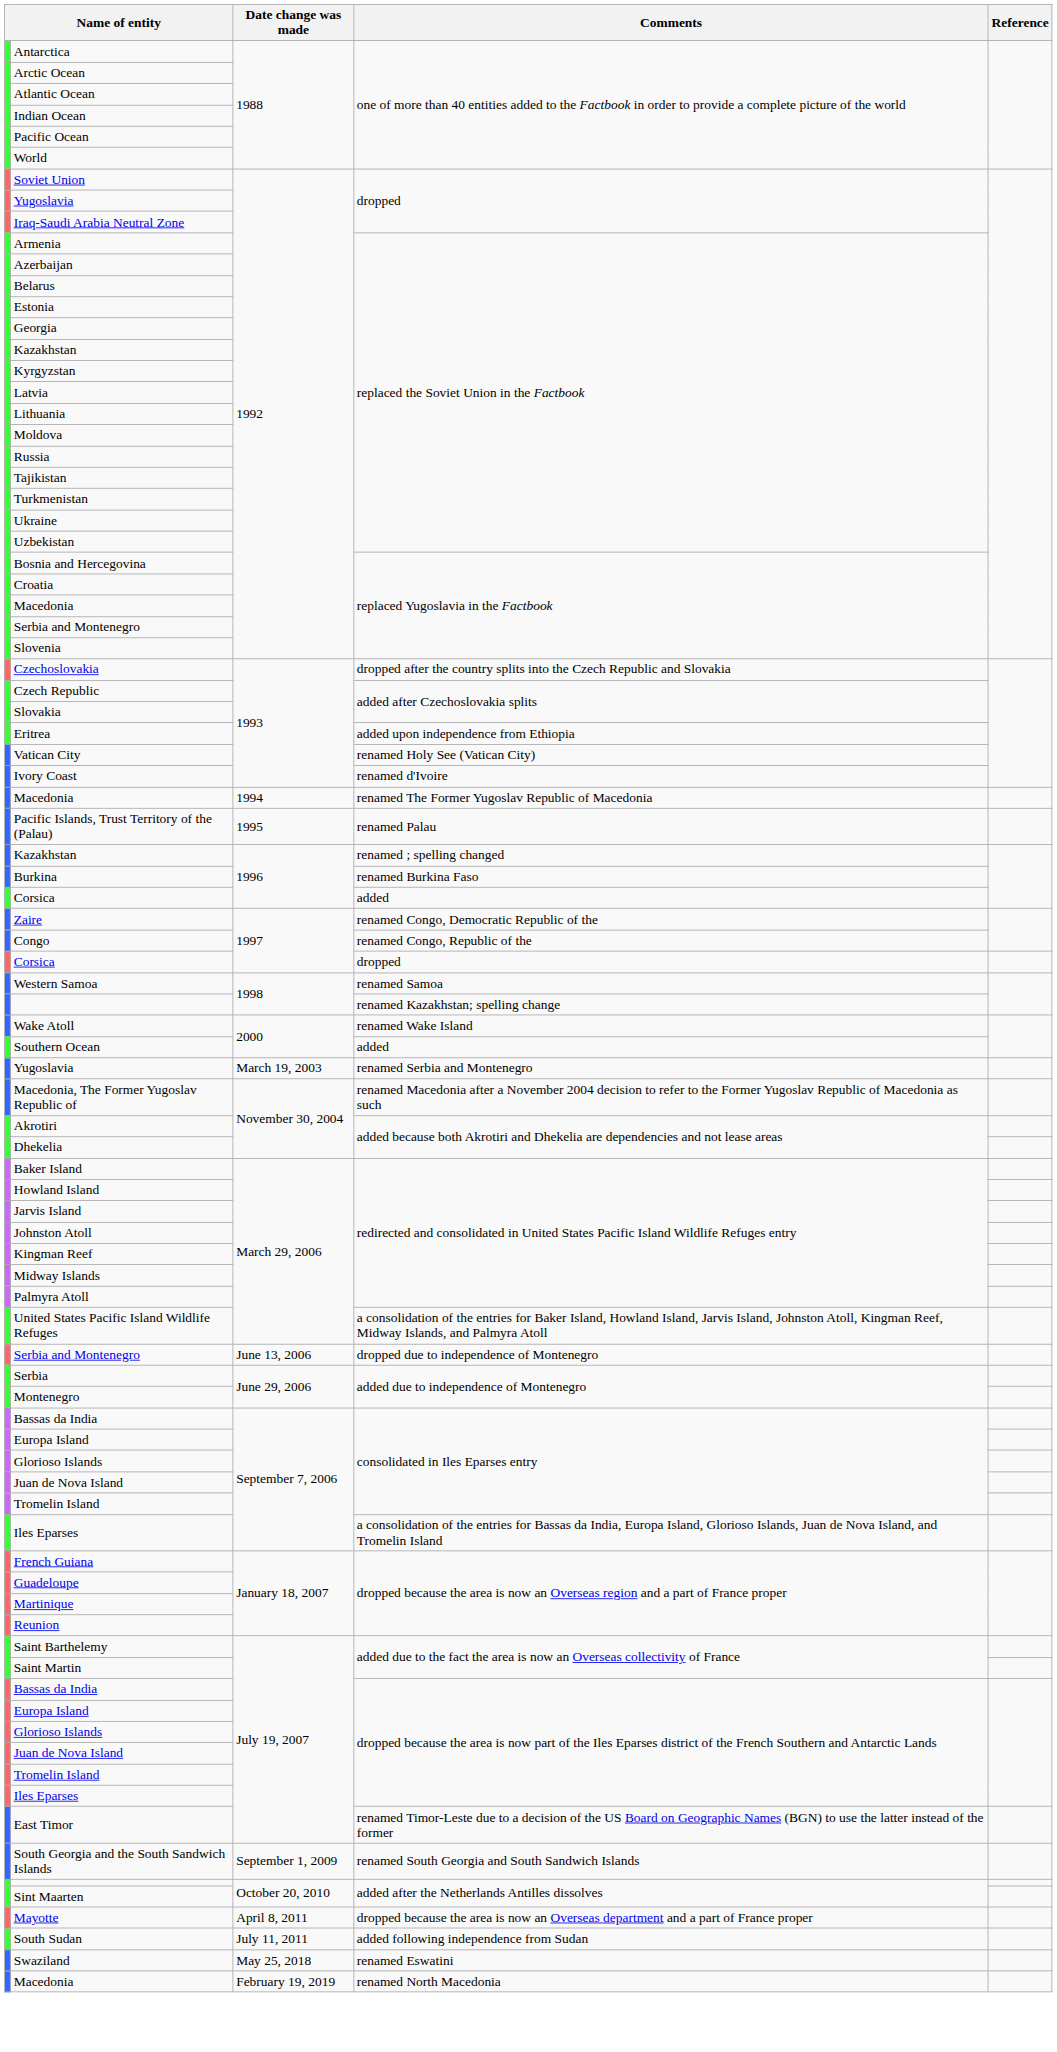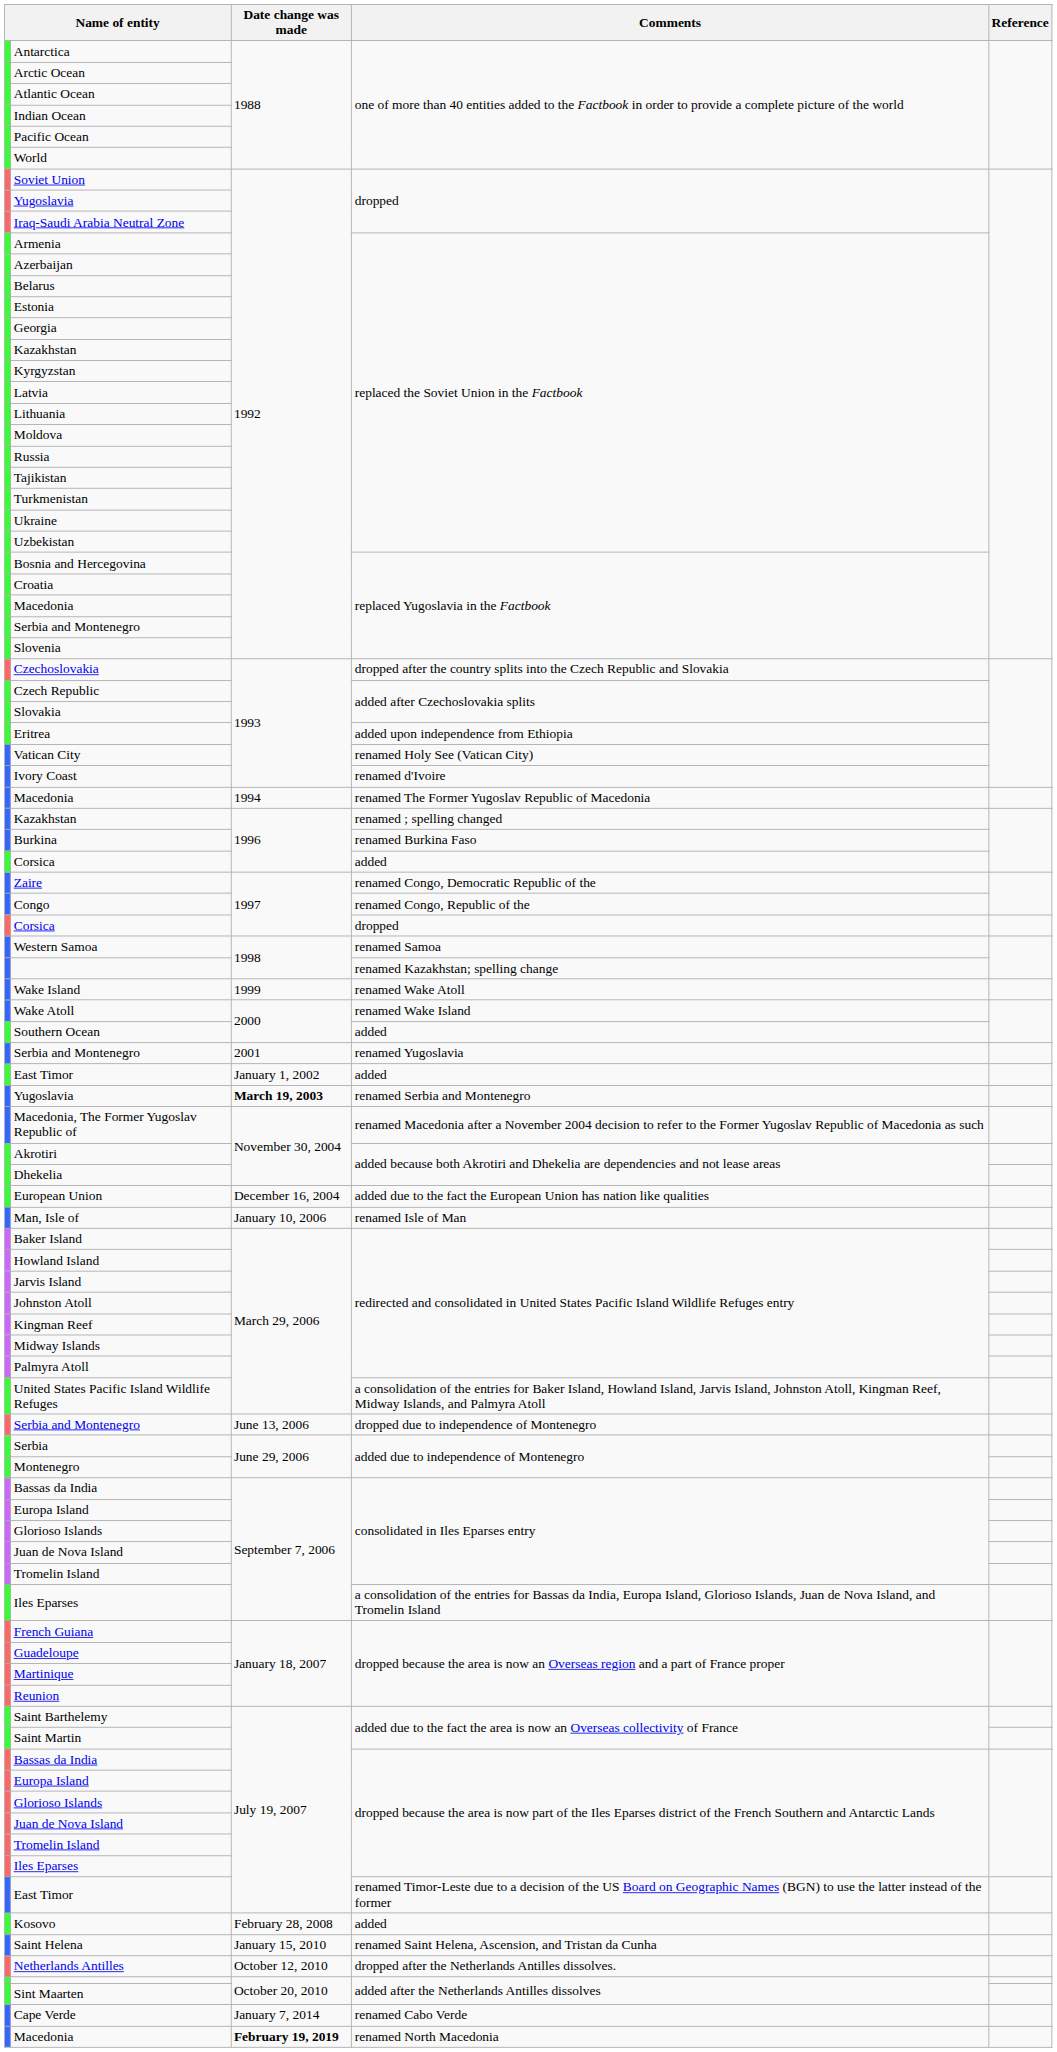- row: (113, 826)
+ row: (47, 989)
+ row: (77, 1053)
+ row: (43, 1074)
(279, 1068) normal -> (278, 1096) bold
+ row: (58, 1196)
+ row: (46, 1217)
+ row: (35, 1923)
- row: (119, 1861)
+ row: (48, 1945)
+ row: (69, 1966)
- row: (36, 1917)
- row: (48, 1938)
+ row: (45, 2015)
- row: (42, 1960)
(286, 1981) normal -> (286, 2036) bold
